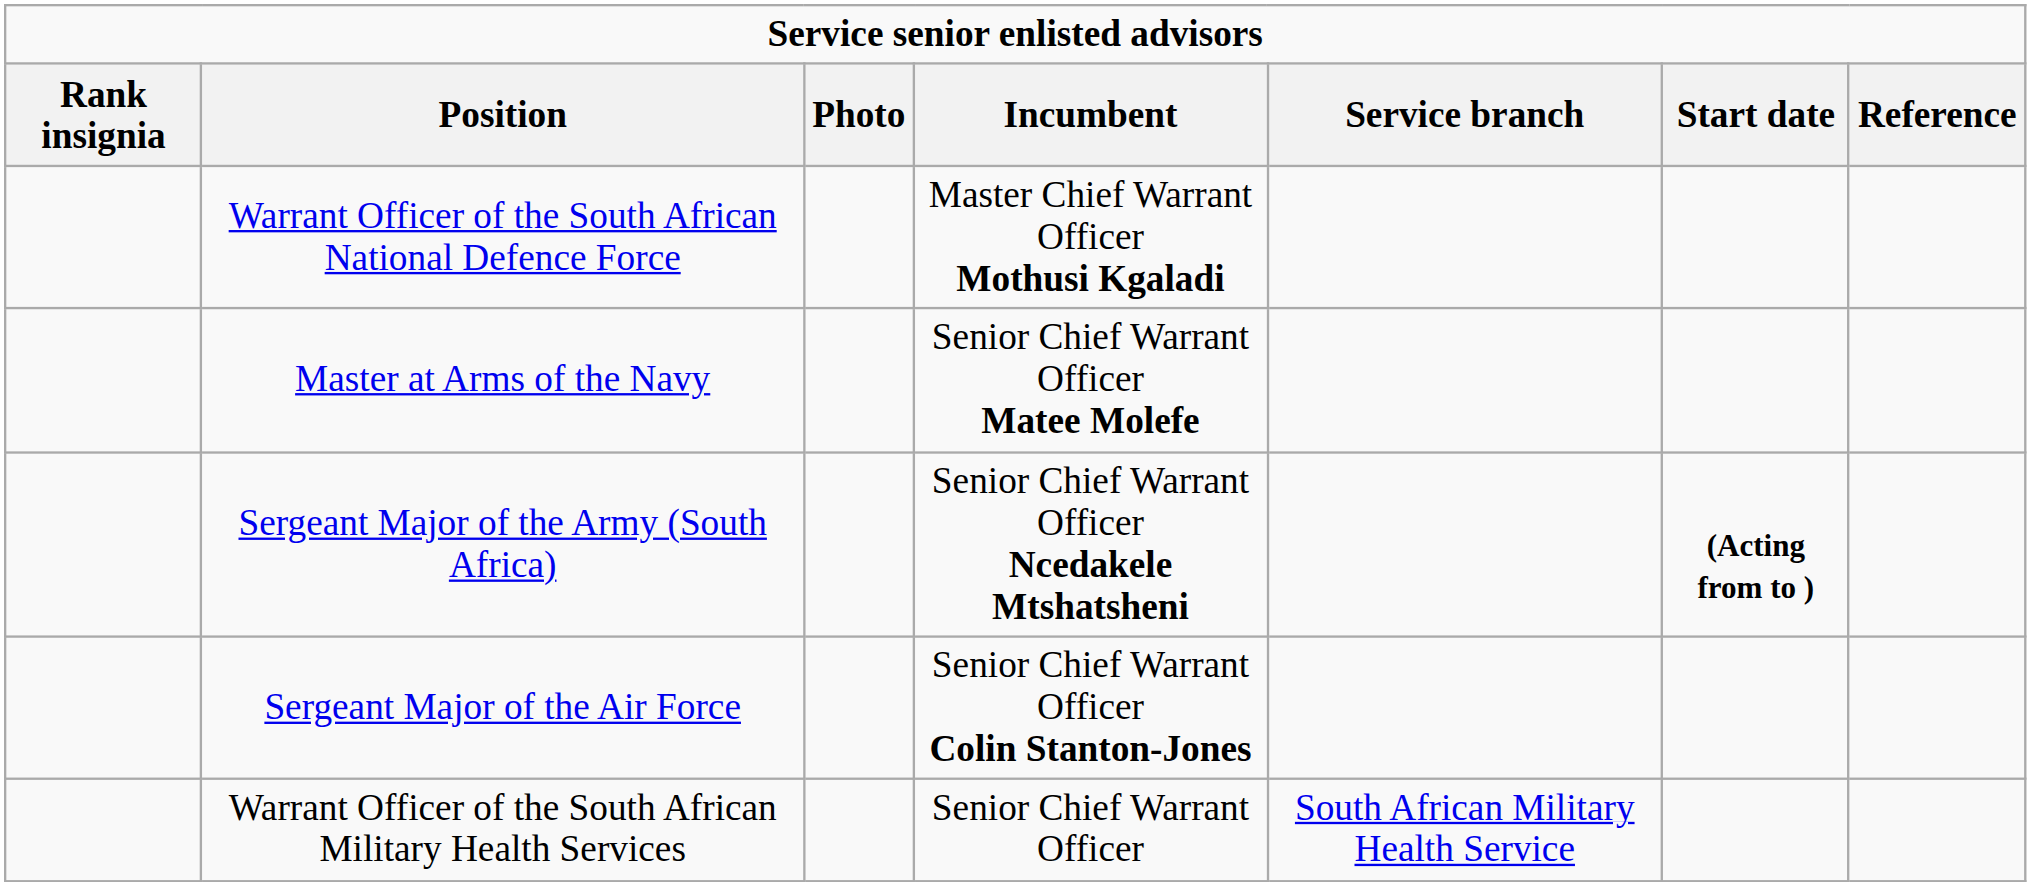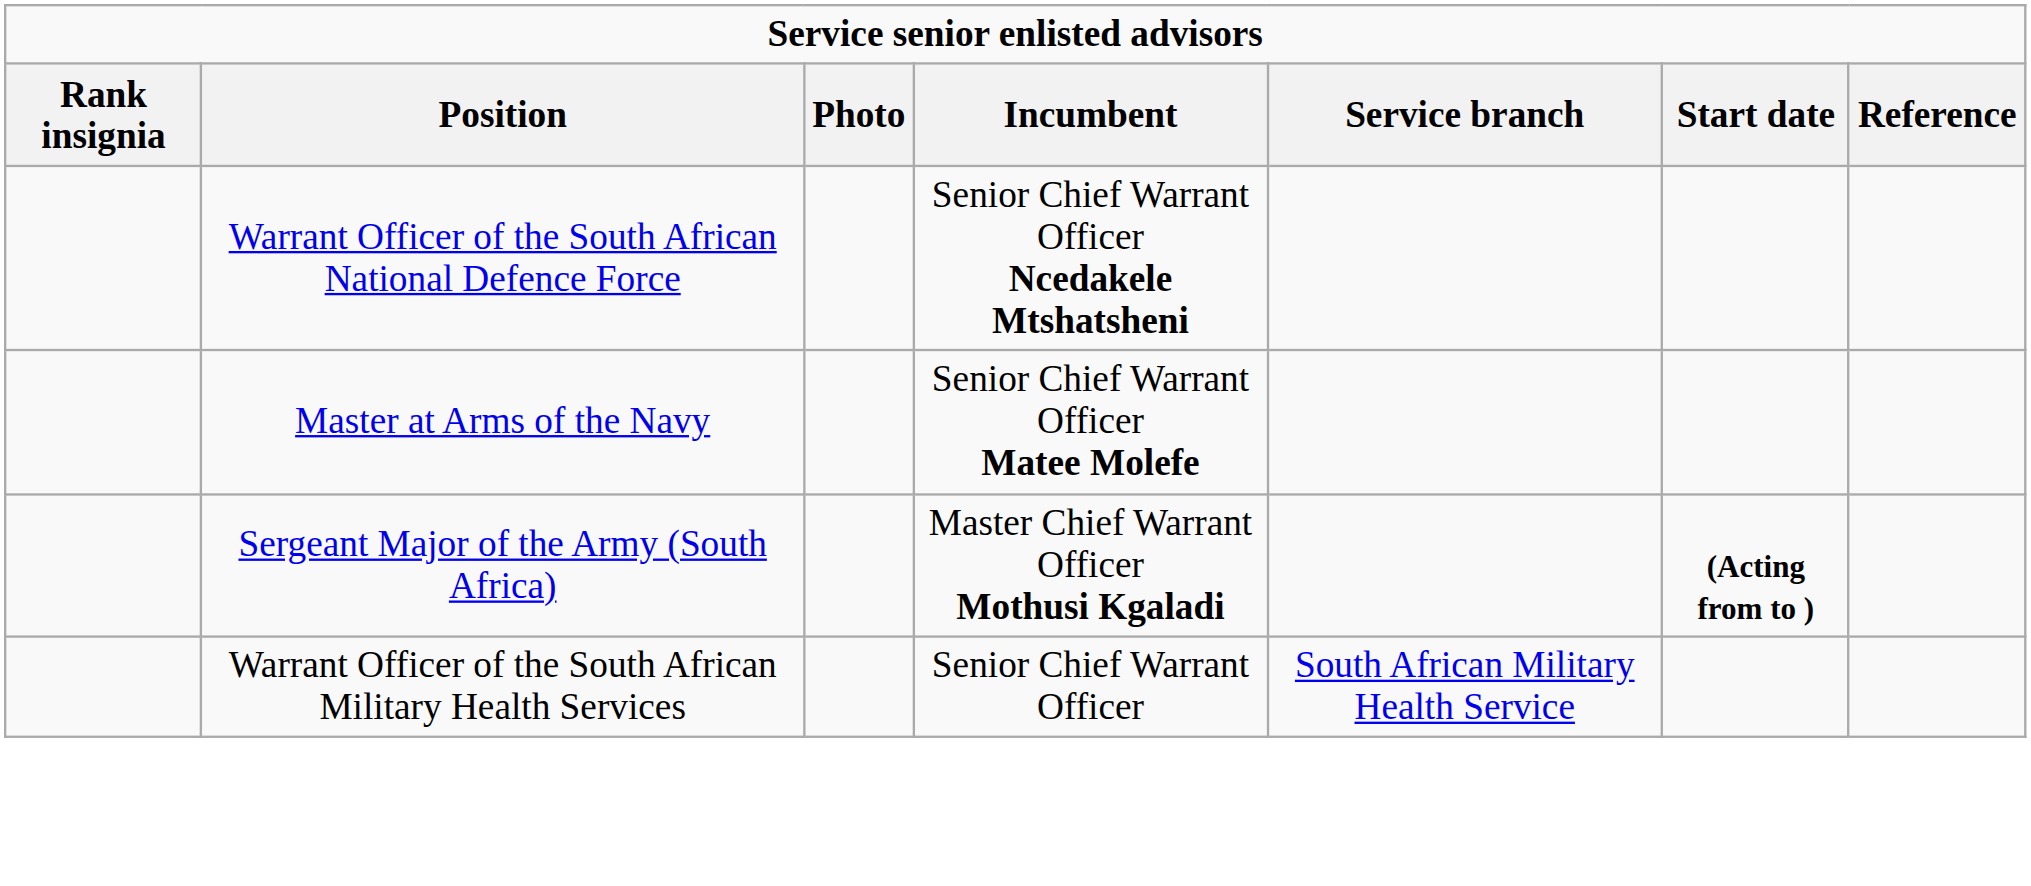(1090, 236) Master Chief Warrant Officer Mothusi Kgaladi -> (1090, 257) Senior Chief Warrant Officer Ncedakele Mtshatsheni
(1090, 543) Senior Chief Warrant Officer Ncedakele Mtshatsheni -> (1090, 564) Master Chief Warrant Officer Mothusi Kgaladi
- row: (503, 707)
